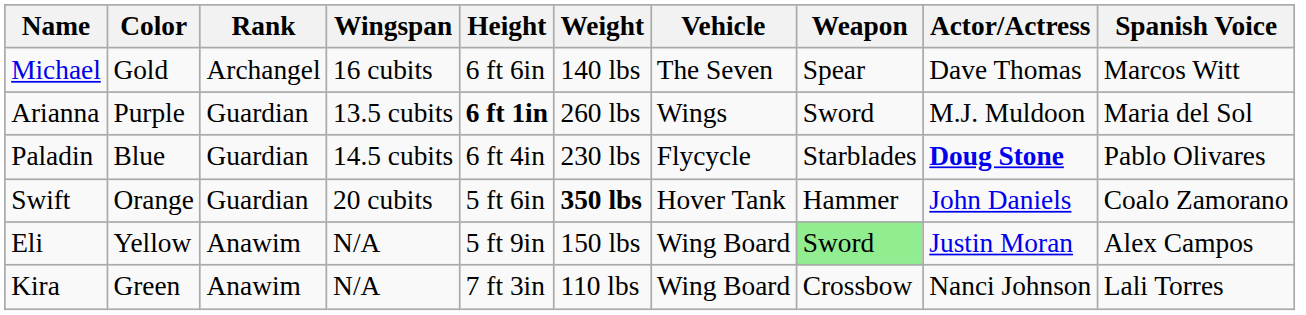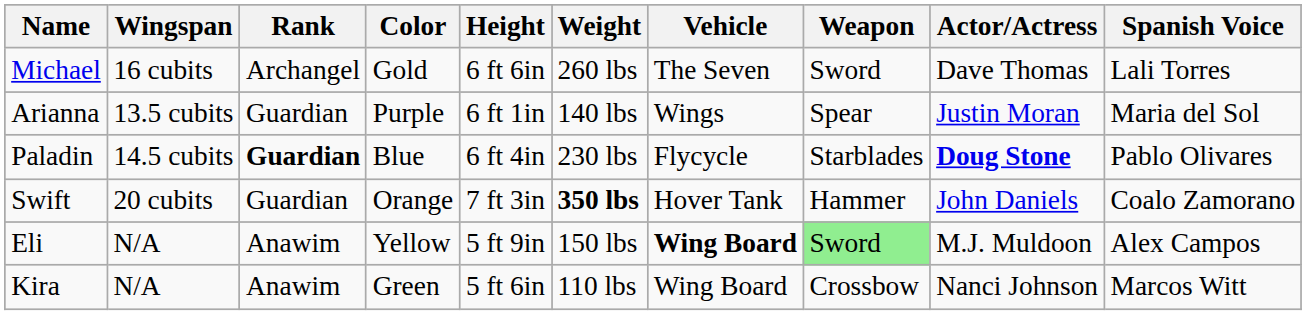columns swapped: (154, 26) <-> (393, 26)
(600, 69) 140 lbs -> (597, 69) 260 lbs
(834, 69) Spear -> (845, 69) Sword
(1172, 69) Marcos Witt -> (1171, 69) Lali Torres
(507, 112) bold -> (505, 112) normal
(600, 112) 260 lbs -> (597, 112) 140 lbs
(838, 112) Sword -> (841, 112) Spear
(1007, 112) M.J. Muldoon -> (1008, 112) Justin Moran
(257, 156) normal -> (303, 156) bold
(505, 199) 5 ft 6in -> (505, 199) 7 ft 3in
(723, 243) normal -> (725, 243) bold
(1001, 243) Justin Moran -> (1014, 243) M.J. Muldoon
(505, 286) 7 ft 3in -> (505, 286) 5 ft 6in
(1164, 286) Lali Torres -> (1179, 286) Marcos Witt
